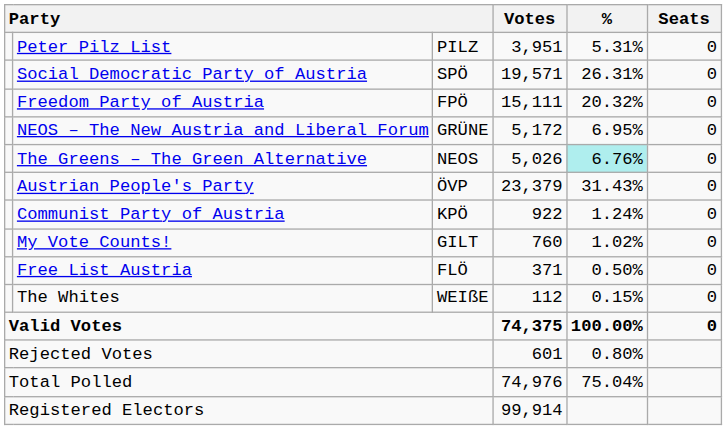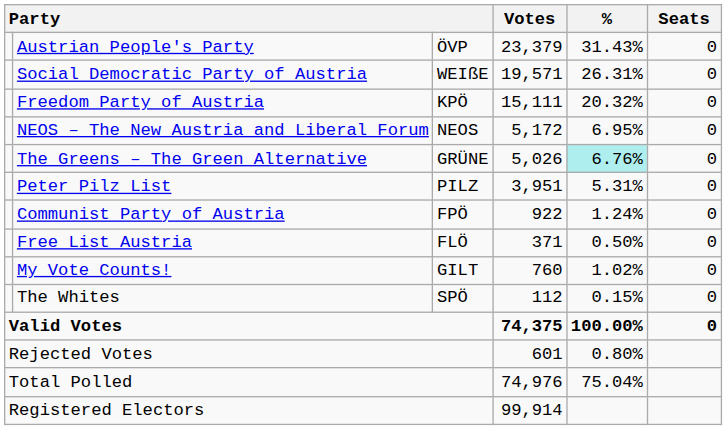rows swapped: (135, 186) <-> (94, 47)
(452, 75) SPÖ -> (463, 75) WEIßE
(452, 103) FPÖ -> (452, 103) KPÖ
(463, 131) GRÜNE -> (458, 131) NEOS
(458, 158) NEOS -> (463, 158) GRÜNE
(452, 214) KPÖ -> (452, 214) FPÖ
rows swapped: (94, 242) <-> (104, 270)
(463, 298) WEIßE -> (452, 298) SPÖ
